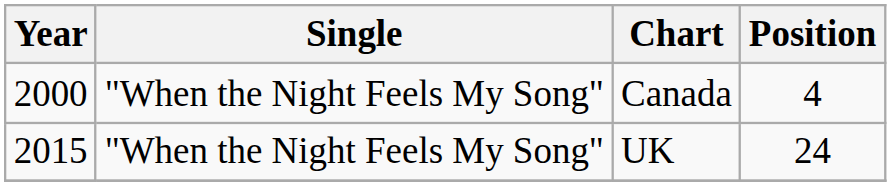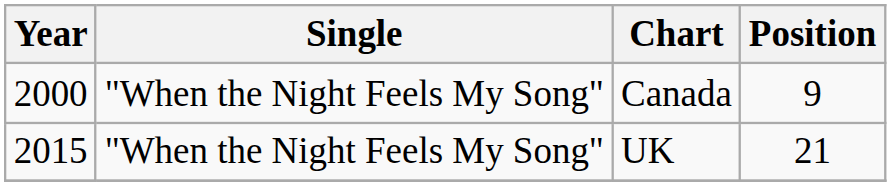(813, 92) 4 -> (813, 92) 9
(813, 151) 24 -> (813, 151) 21
